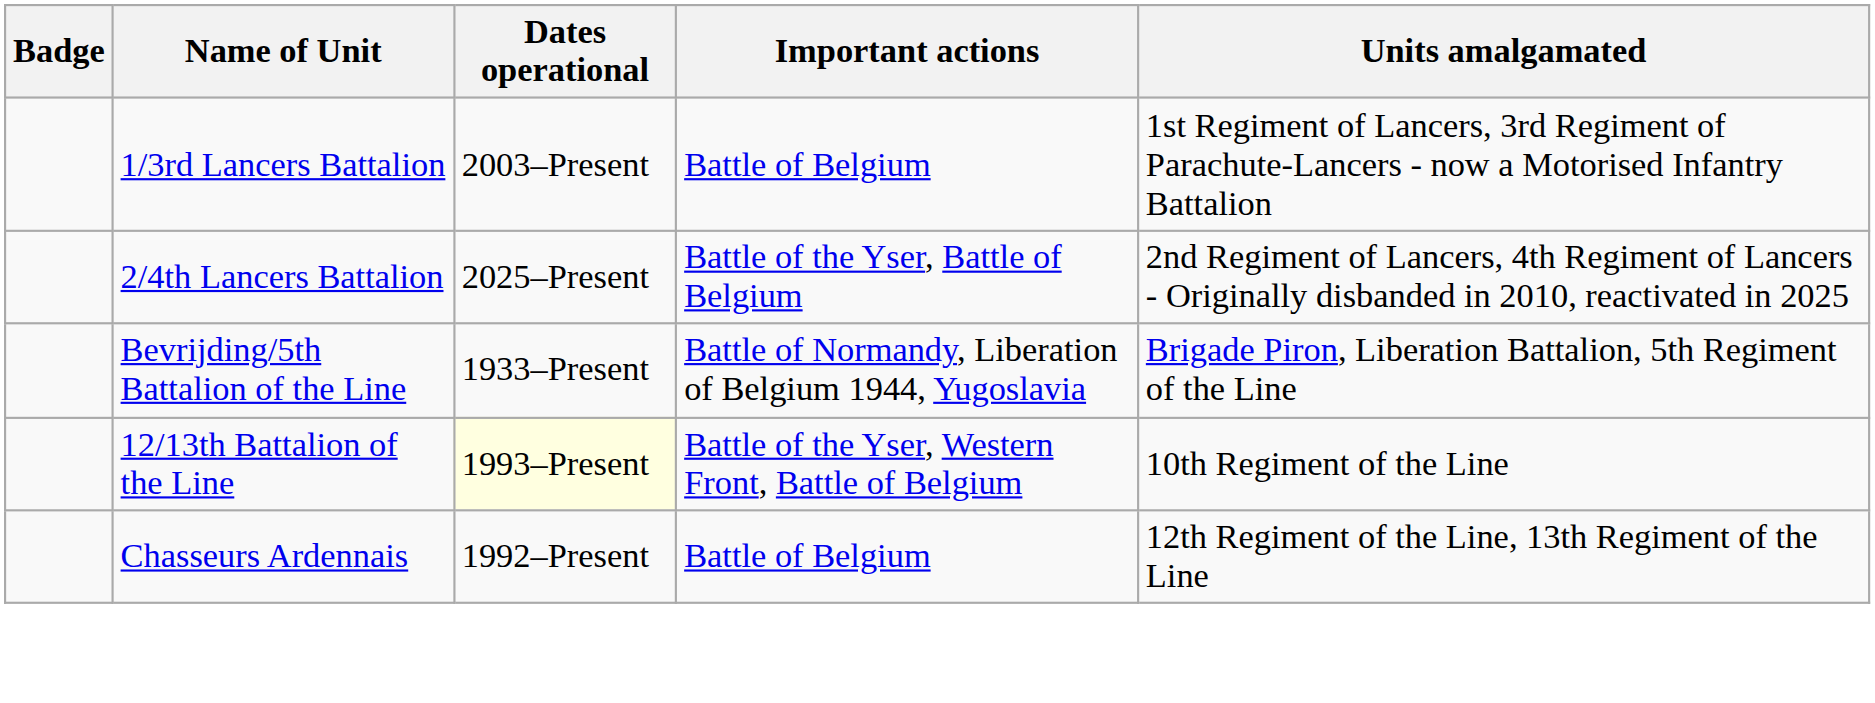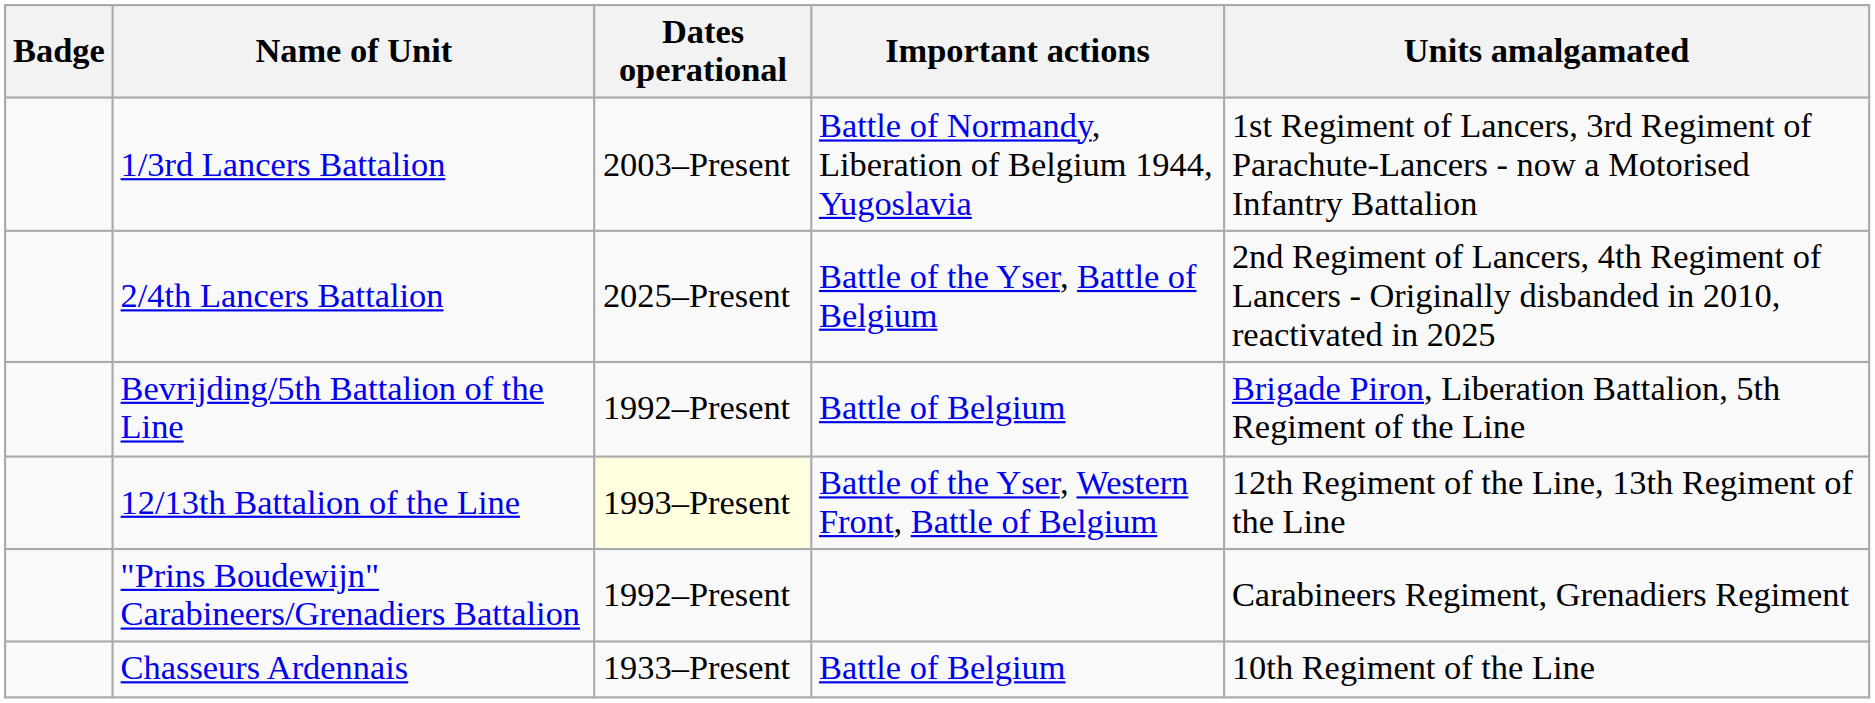(807, 163) Battle of Belgium -> (1016, 163) Battle of Normandy, Liberation of Belgium 1944, Yugoslavia
(555, 369) 1933–Present -> (697, 408) 1992–Present
(901, 369) Battle of Normandy, Liberation of Belgium 1944, Yugoslavia -> (942, 408) Battle of Belgium
(1327, 462) 10th Regiment of the Line -> (1542, 501) 12th Regiment of the Line, 13th Regiment of the Line
+ row: (350, 594)
(555, 556) 1992–Present -> (697, 668) 1933–Present
(1482, 556) 12th Regiment of the Line, 13th Regiment of the Line -> (1413, 668) 10th Regiment of the Line
